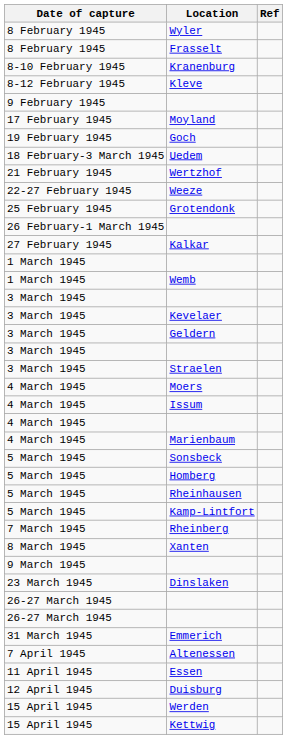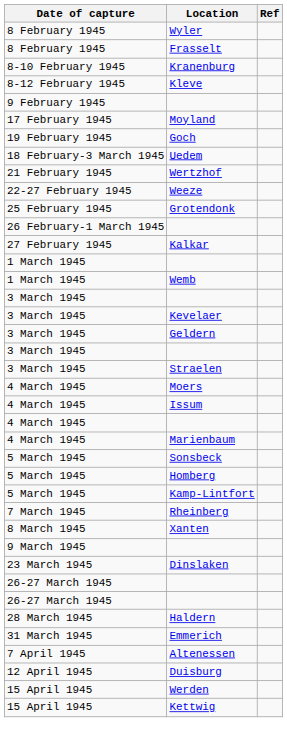- row: (46, 494)
+ row: (50, 618)
- row: (50, 672)
